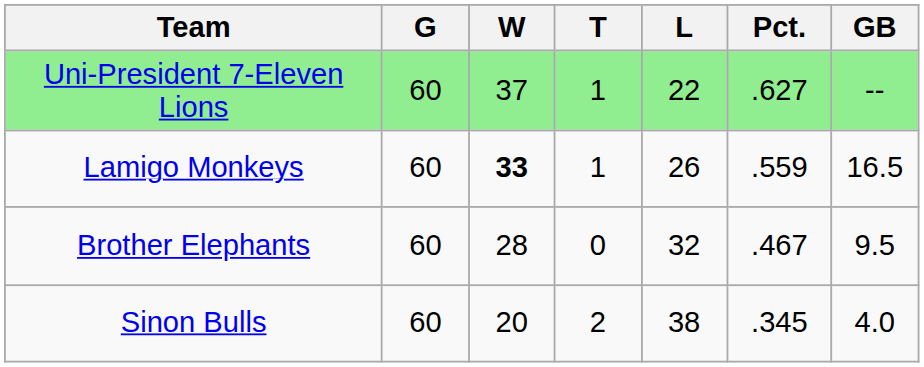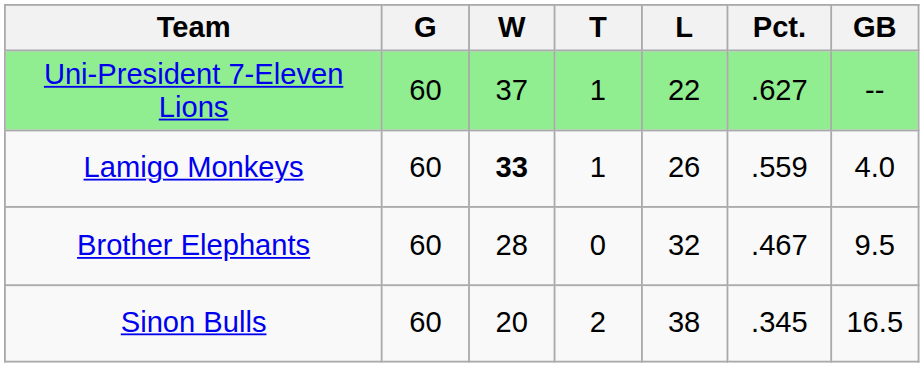(875, 168) 16.5 -> (875, 168) 4.0
(875, 322) 4.0 -> (875, 322) 16.5
